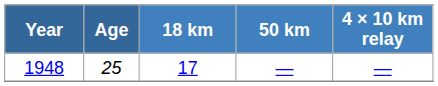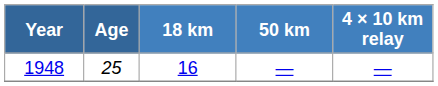(188, 67) 17 -> (188, 67) 16
